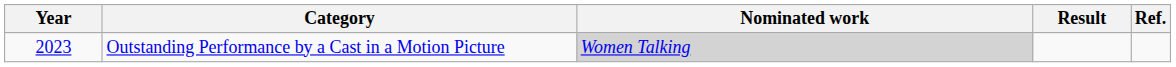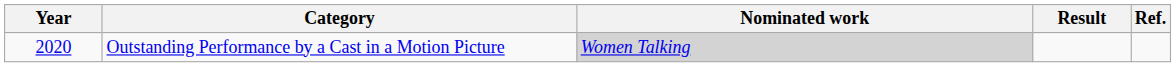(53, 47) 2023 -> (53, 47) 2020
